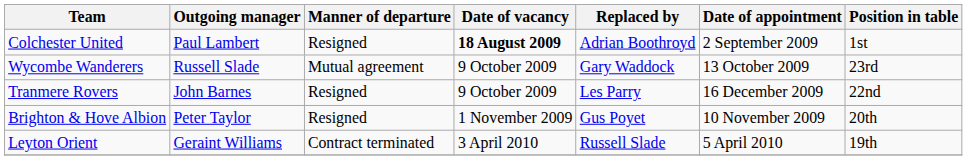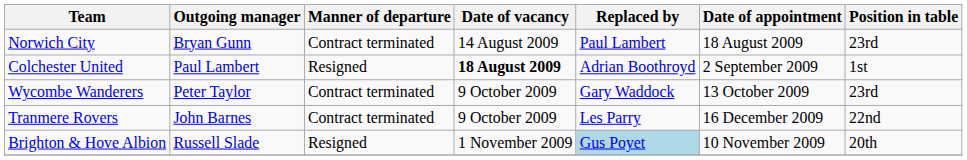+ row: (51, 42)
(216, 67) Russell Slade -> (212, 92) Peter Taylor
(366, 67) Mutual agreement -> (371, 92) Contract terminated
(337, 92) Resigned -> (371, 117) Contract terminated
(212, 117) Peter Taylor -> (216, 142) Russell Slade
(612, 117) no background -> (612, 142) lightblue background
- row: (53, 142)
